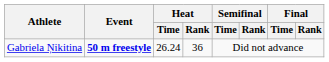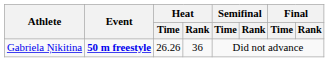(168, 48) 26.24 -> (168, 48) 26.26
